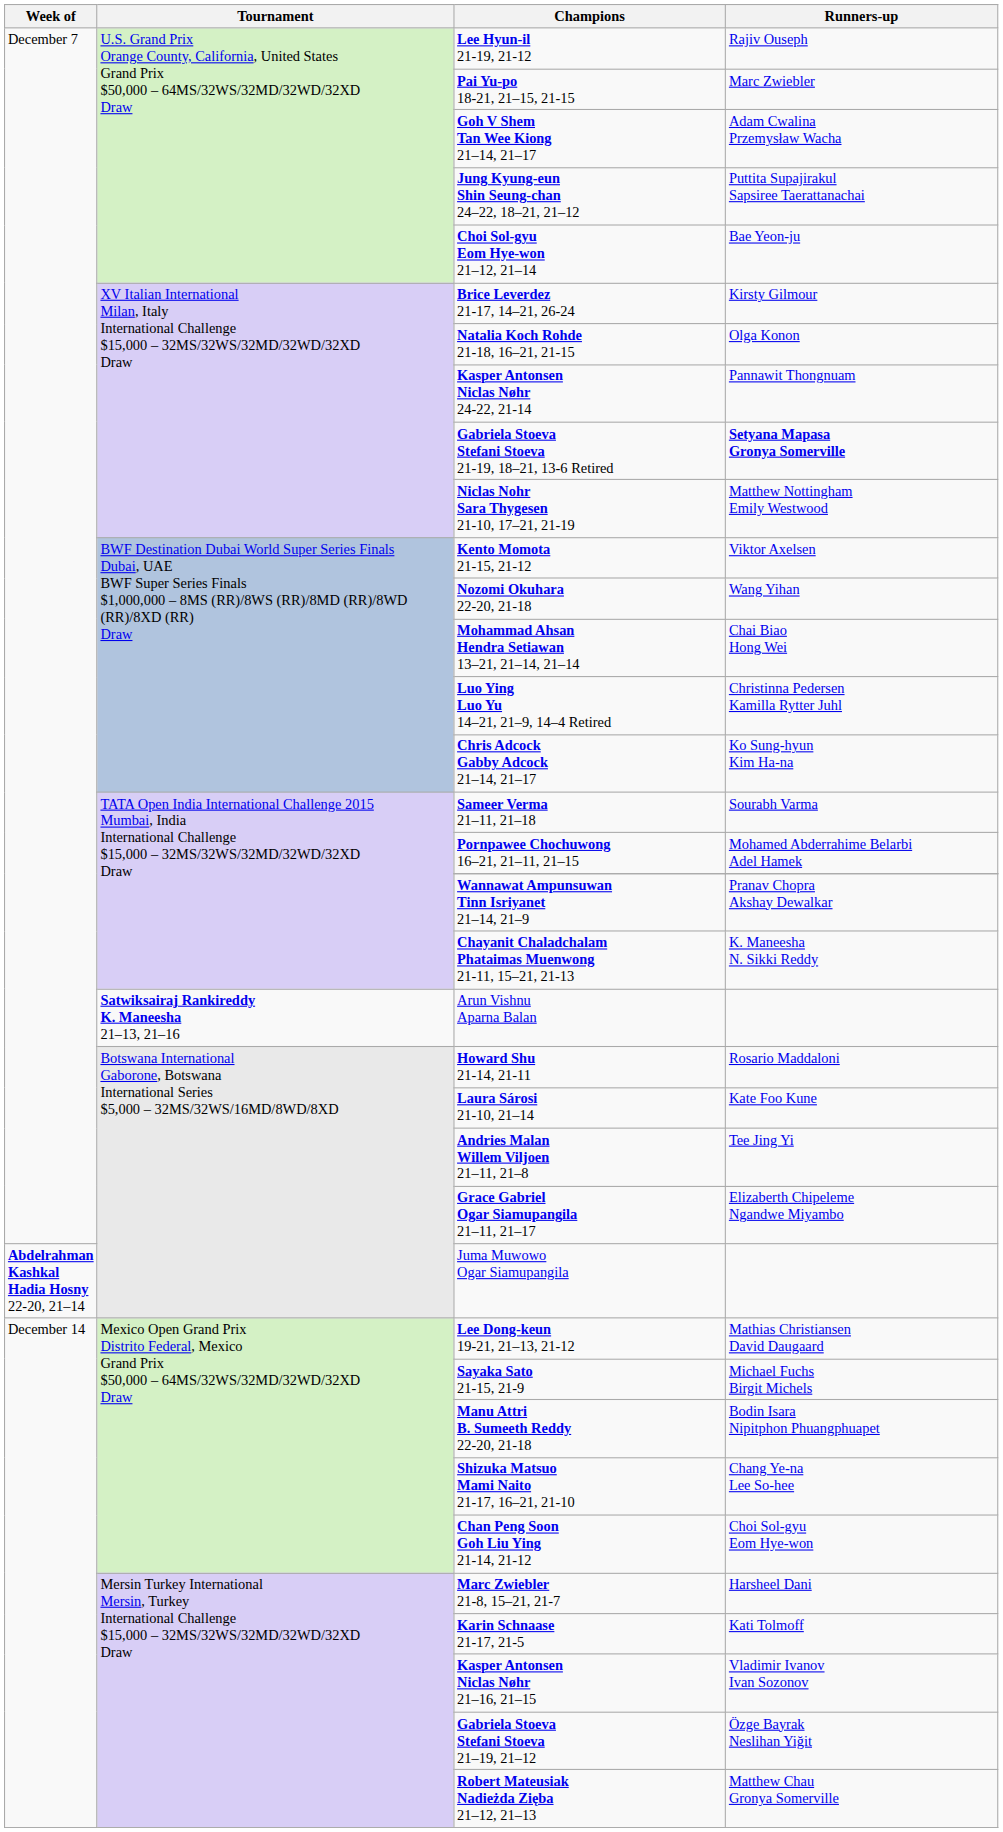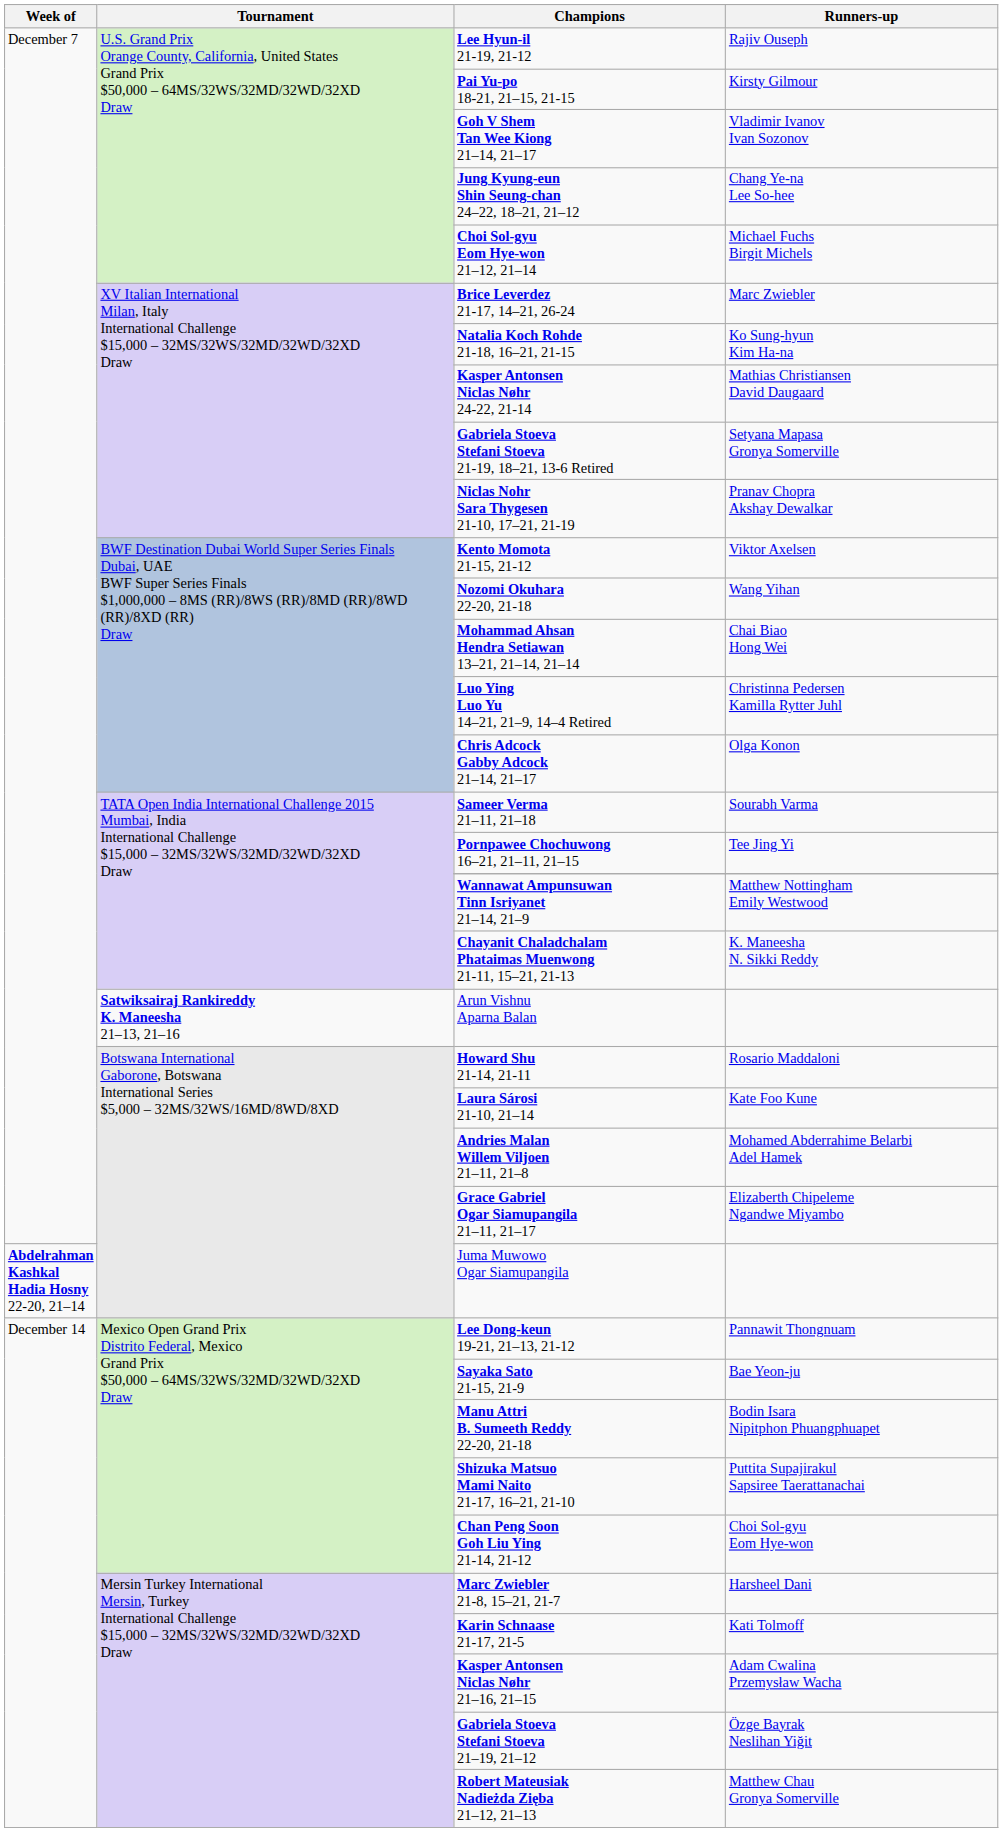(772, 80) Marc Zwiebler -> (773, 80) Kirsty Gilmour
(785, 129) Adam Cwalina Przemysław Wacha -> (777, 129) Vladimir Ivanov Ivan Sozonov
(797, 187) Puttita Supajirakul Sapsiree Taerattanachai -> (766, 187) Chang Ye-na Lee So-hee
(765, 236) Bae Yeon-ju -> (772, 245) Michael Fuchs Birgit Michels
(773, 294) Kirsty Gilmour -> (772, 294) Marc Zwiebler
(764, 335) Olga Konon -> (771, 343) Ko Sung-hyun Kim Ha-na
(792, 375) Pannawit Thongnuam -> (790, 384) Mathias Christiansen David Daugaard
(787, 442) bold -> (784, 442) normal
(791, 499) Matthew Nottingham Emily Westwood -> (781, 499) Pranav Chopra Akshay Dewalkar
(771, 754) Ko Sung-hyun Kim Ha-na -> (764, 745) Olga Konon
(821, 852) Mohamed Abderrahime Belarbi Adel Hamek -> (761, 844) Tee Jing Yi
(781, 893) Pranav Chopra Akshay Dewalkar -> (791, 893) Matthew Nottingham Emily Westwood
(761, 1139) Tee Jing Yi -> (821, 1148) Mohamed Abderrahime Belarbi Adel Hamek
(790, 1338) Mathias Christiansen David Daugaard -> (792, 1329) Pannawit Thongnuam
(772, 1378) Michael Fuchs Birgit Michels -> (765, 1370) Bae Yeon-ju
(766, 1477) Chang Ye-na Lee So-hee -> (797, 1477) Puttita Supajirakul Sapsiree Taerattanachai
(777, 1674) Vladimir Ivanov Ivan Sozonov -> (785, 1674) Adam Cwalina Przemysław Wacha
